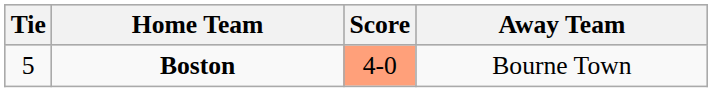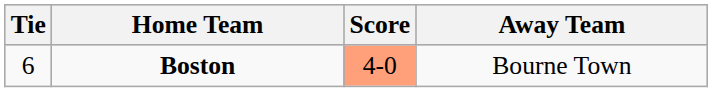(28, 65) 5 -> (28, 65) 6
